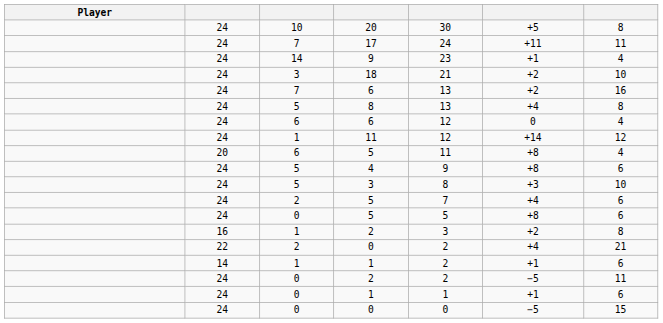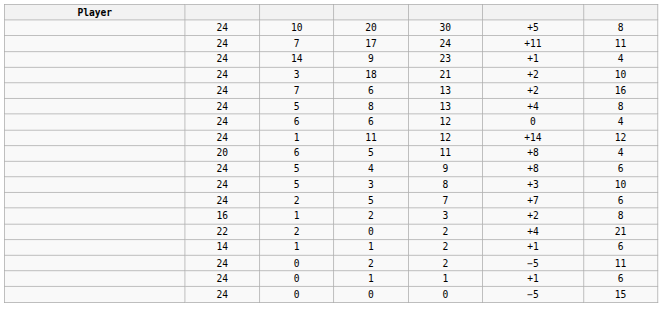(533, 200) +4 -> (533, 200) +7
- row: (297, 216)
